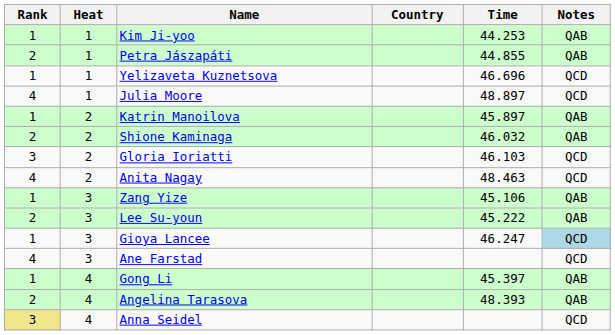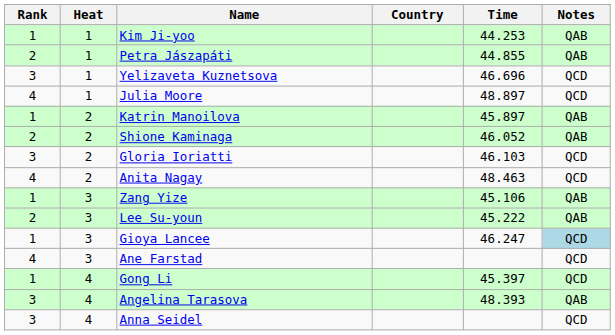(33, 76) 1 -> (33, 76) 3
(503, 137) 46.032 -> (503, 137) 46.052
(576, 279) QAB -> (576, 279) QCD
(33, 299) 2 -> (33, 299) 3
(33, 320) khaki background -> (33, 320) no background
